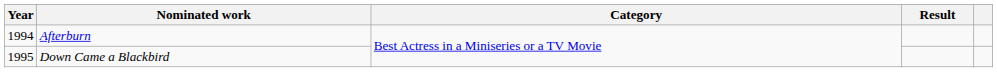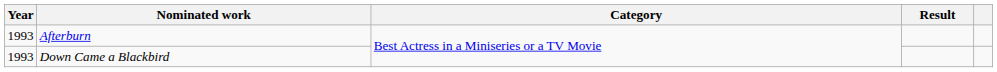(21, 35) 1994 -> (21, 35) 1993
(21, 56) 1995 -> (21, 56) 1993
